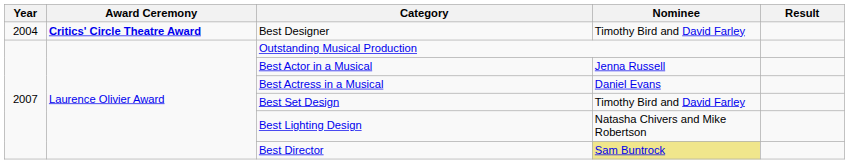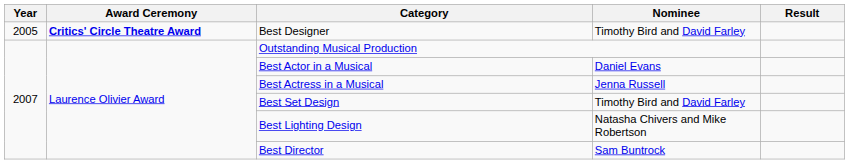(25, 31) 2004 -> (25, 31) 2005
(630, 66) Jenna Russell -> (628, 66) Daniel Evans
(628, 84) Daniel Evans -> (630, 84) Jenna Russell
(630, 150) khaki background -> (630, 150) no background
